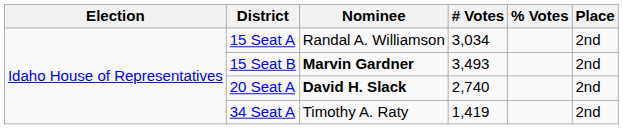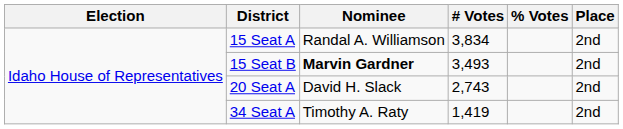(471, 40) 3,034 -> (471, 40) 3,834
(355, 87) bold -> (352, 87) normal
(471, 87) 2,740 -> (471, 87) 2,743
